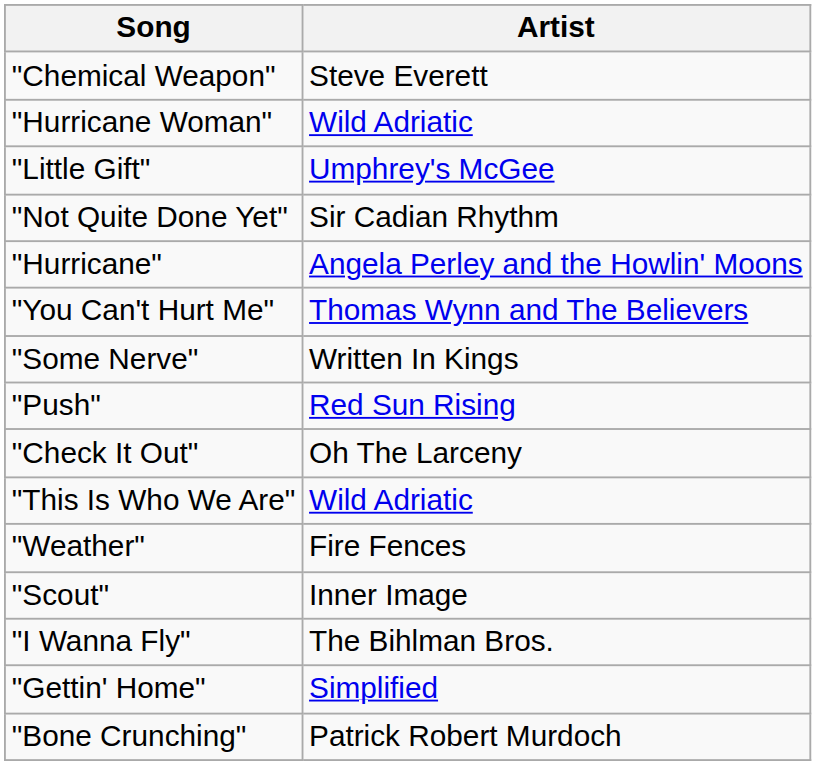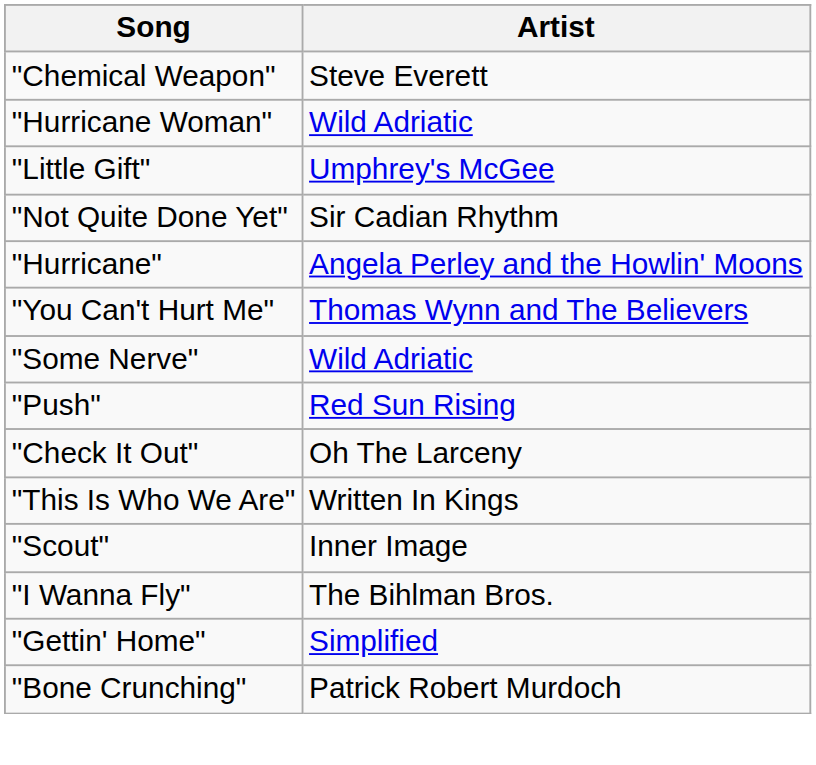(414, 358) Written In Kings -> (391, 358) Wild Adriatic
(391, 500) Wild Adriatic -> (414, 500) Written In Kings
- row: (78, 547)
